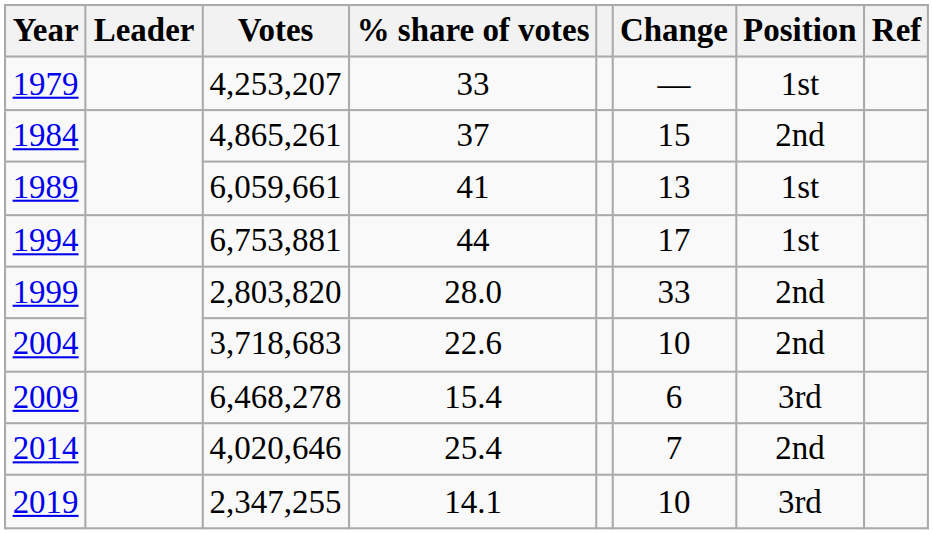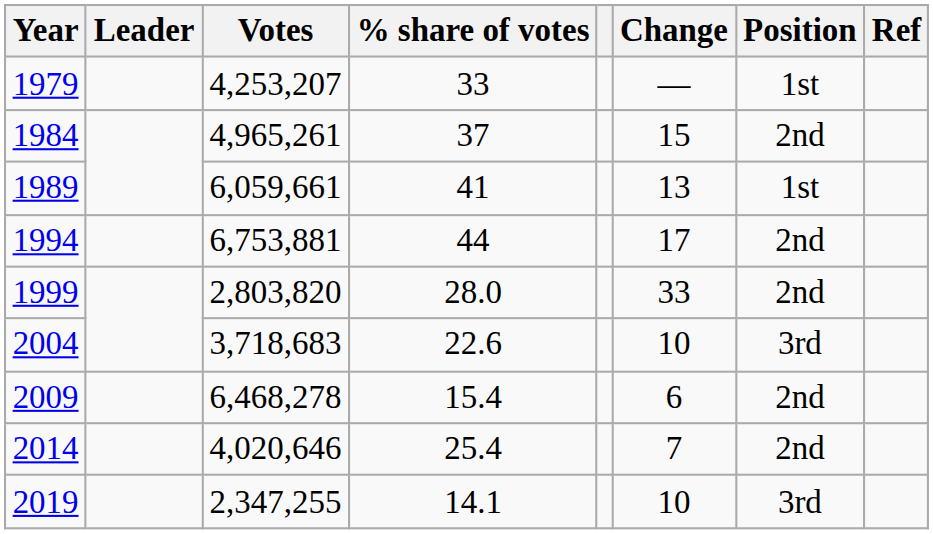(276, 135) 4,865,261 -> (276, 135) 4,965,261
(800, 239) 1st -> (800, 239) 2nd
(800, 344) 2nd -> (800, 344) 3rd
(800, 396) 3rd -> (800, 396) 2nd
